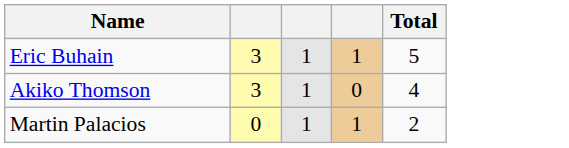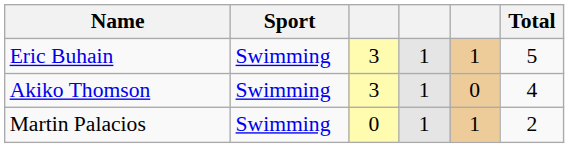+ column: (290, 21)
